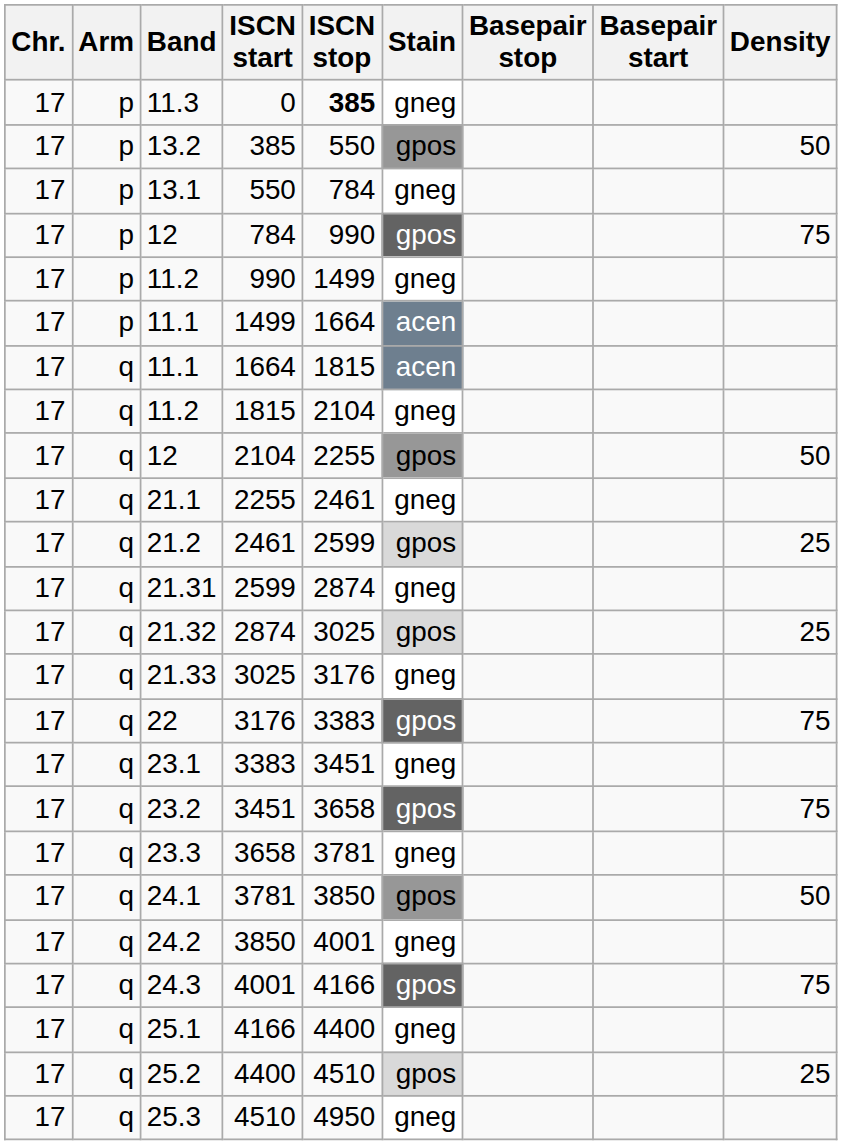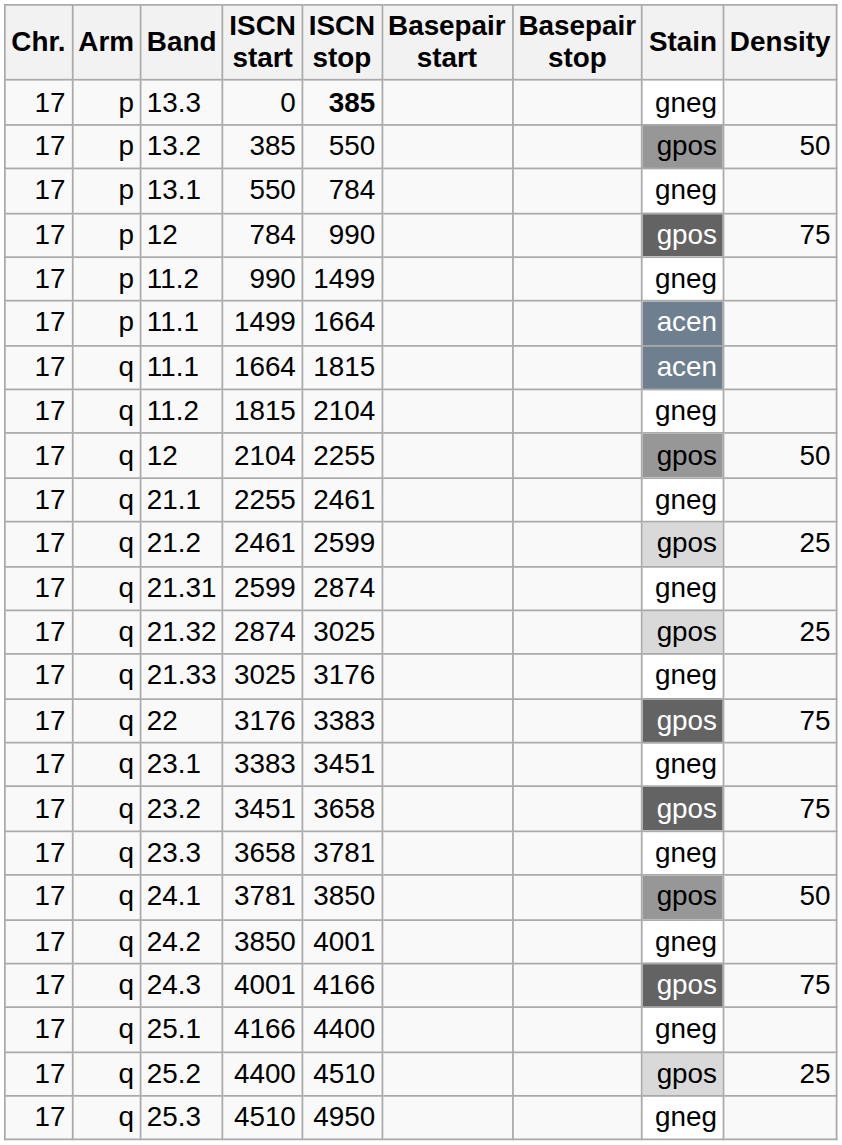columns swapped: (658, 42) <-> (422, 42)
(173, 102) 11.3 -> (174, 102) 13.3
